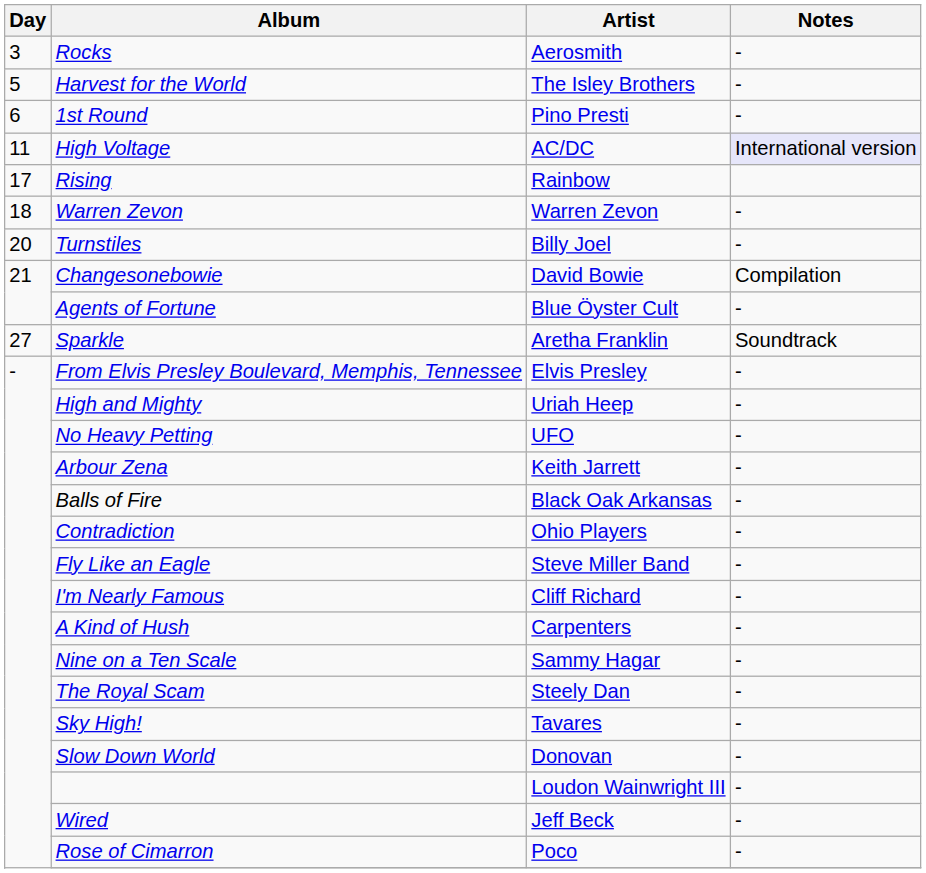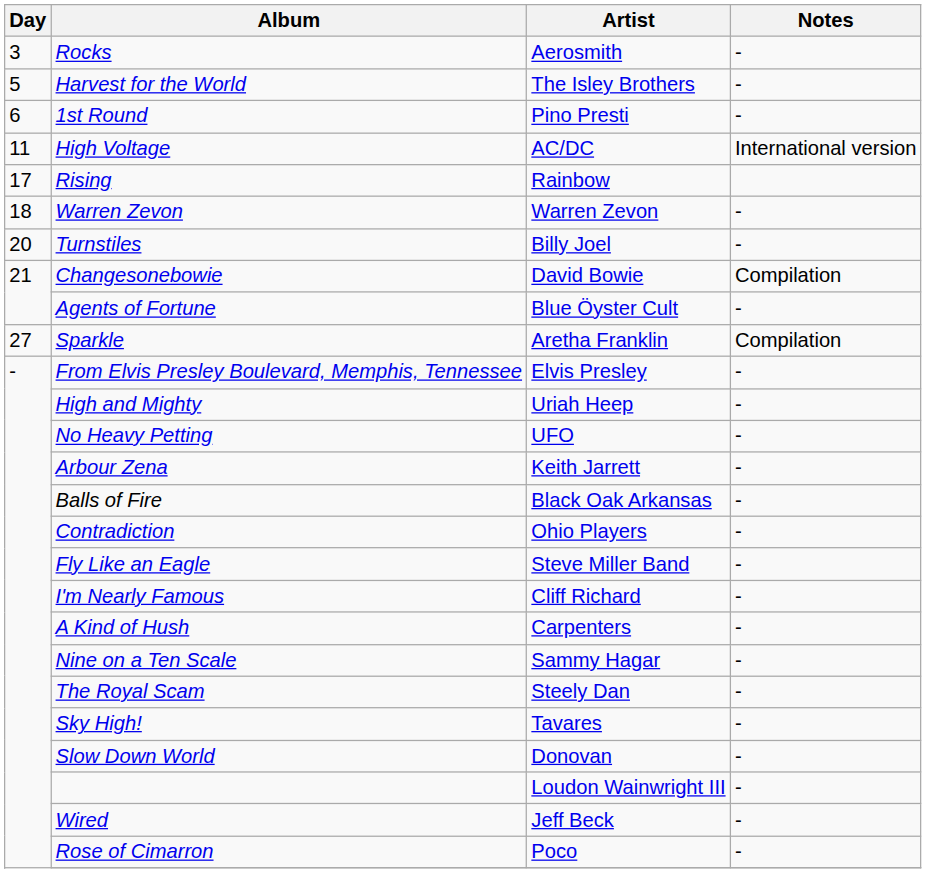(826, 148) lavender background -> (826, 148) no background
(786, 340) Soundtrack -> (788, 340) Compilation
